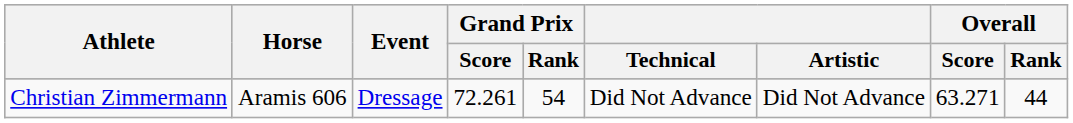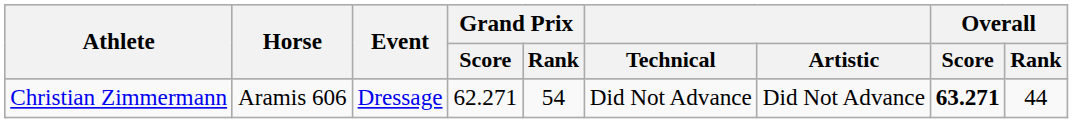(485, 98) 72.261 -> (485, 98) 62.271
(968, 98) normal -> (968, 98) bold
